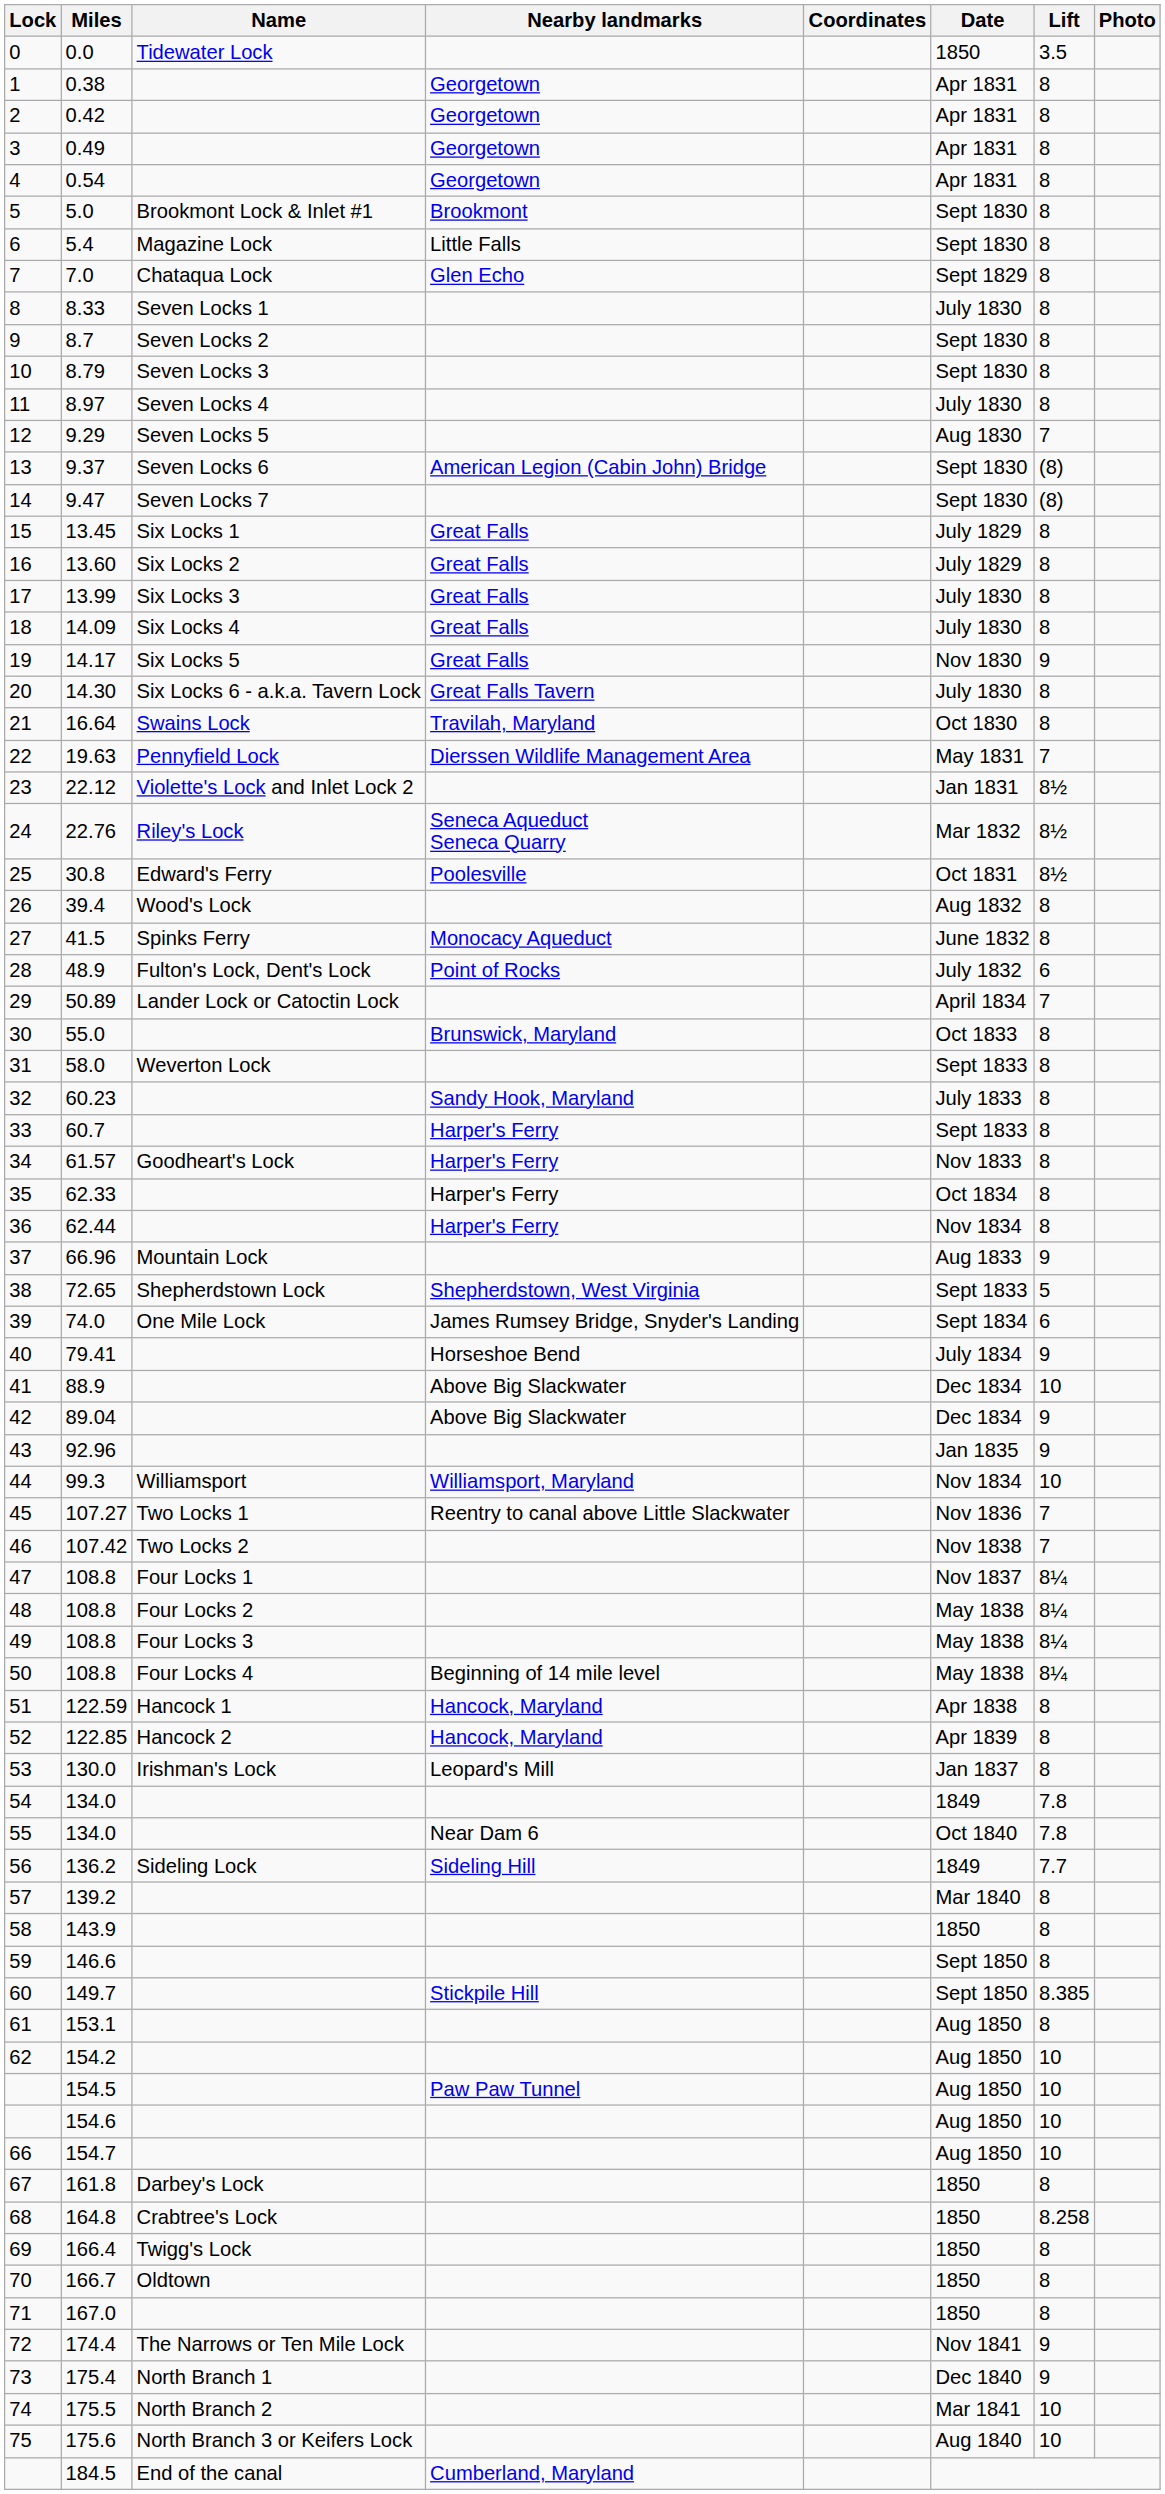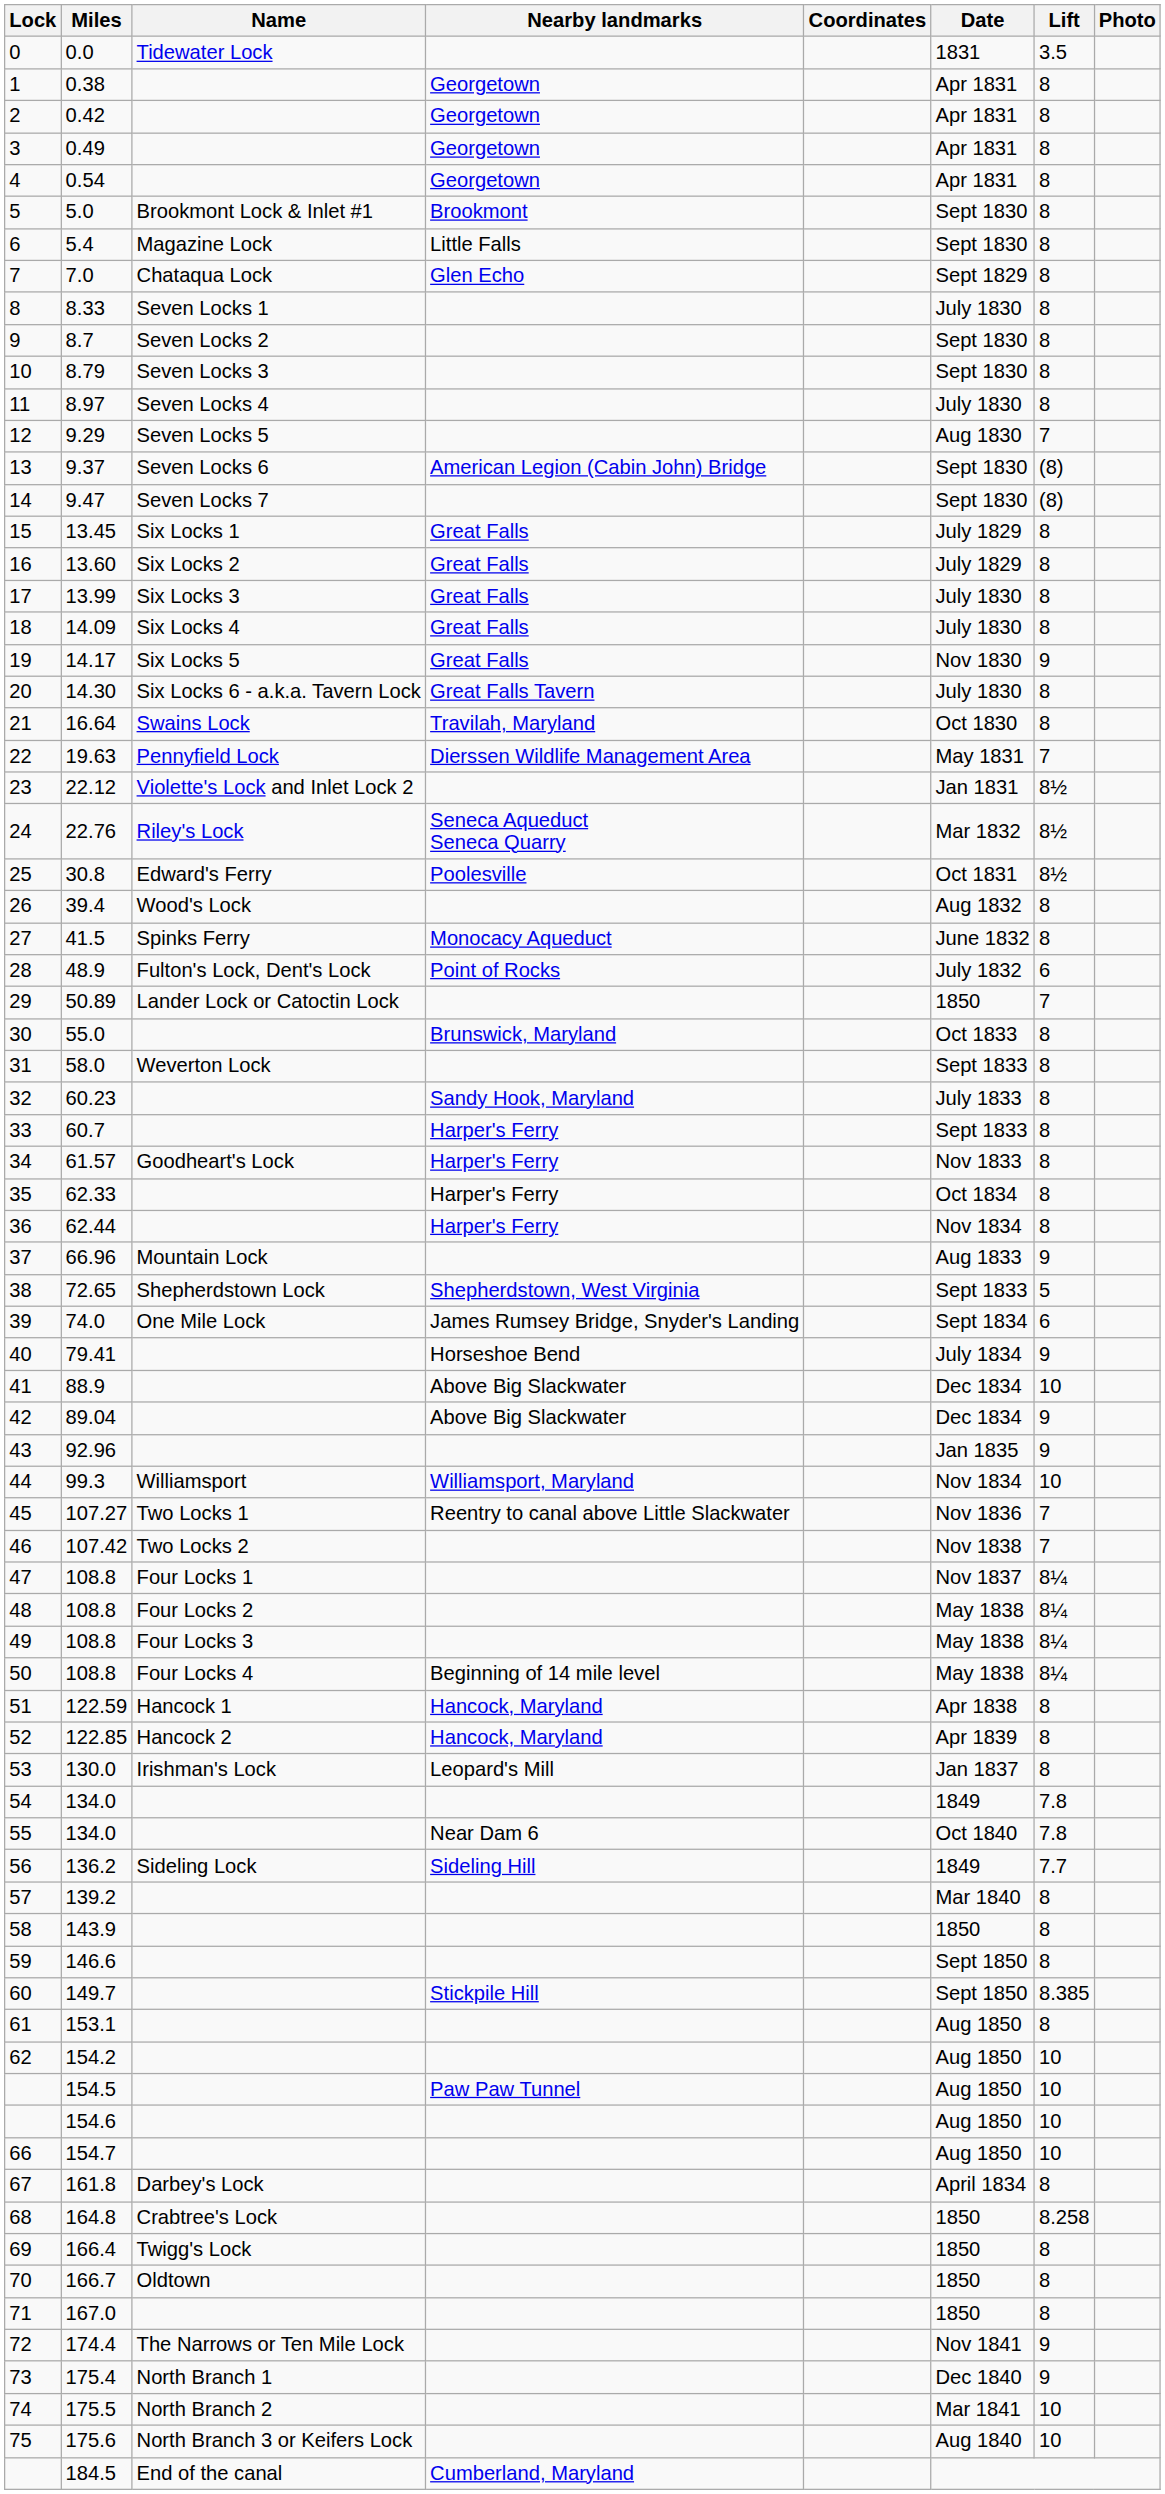(958, 52) 1850 -> (958, 52) 1831
(981, 1002) April 1834 -> (958, 1002) 1850
(958, 2185) 1850 -> (981, 2185) April 1834
